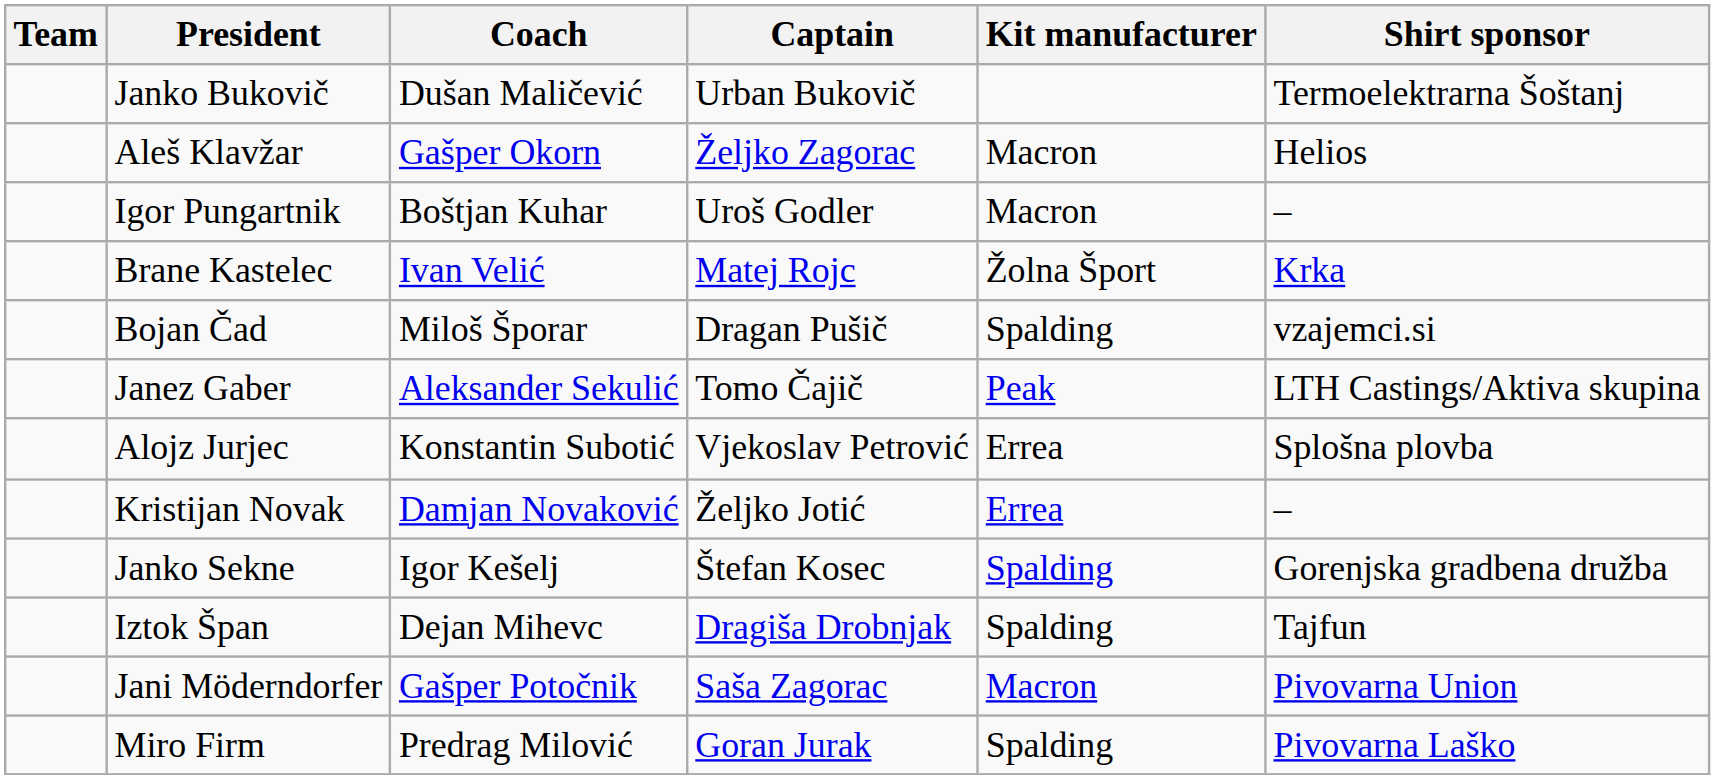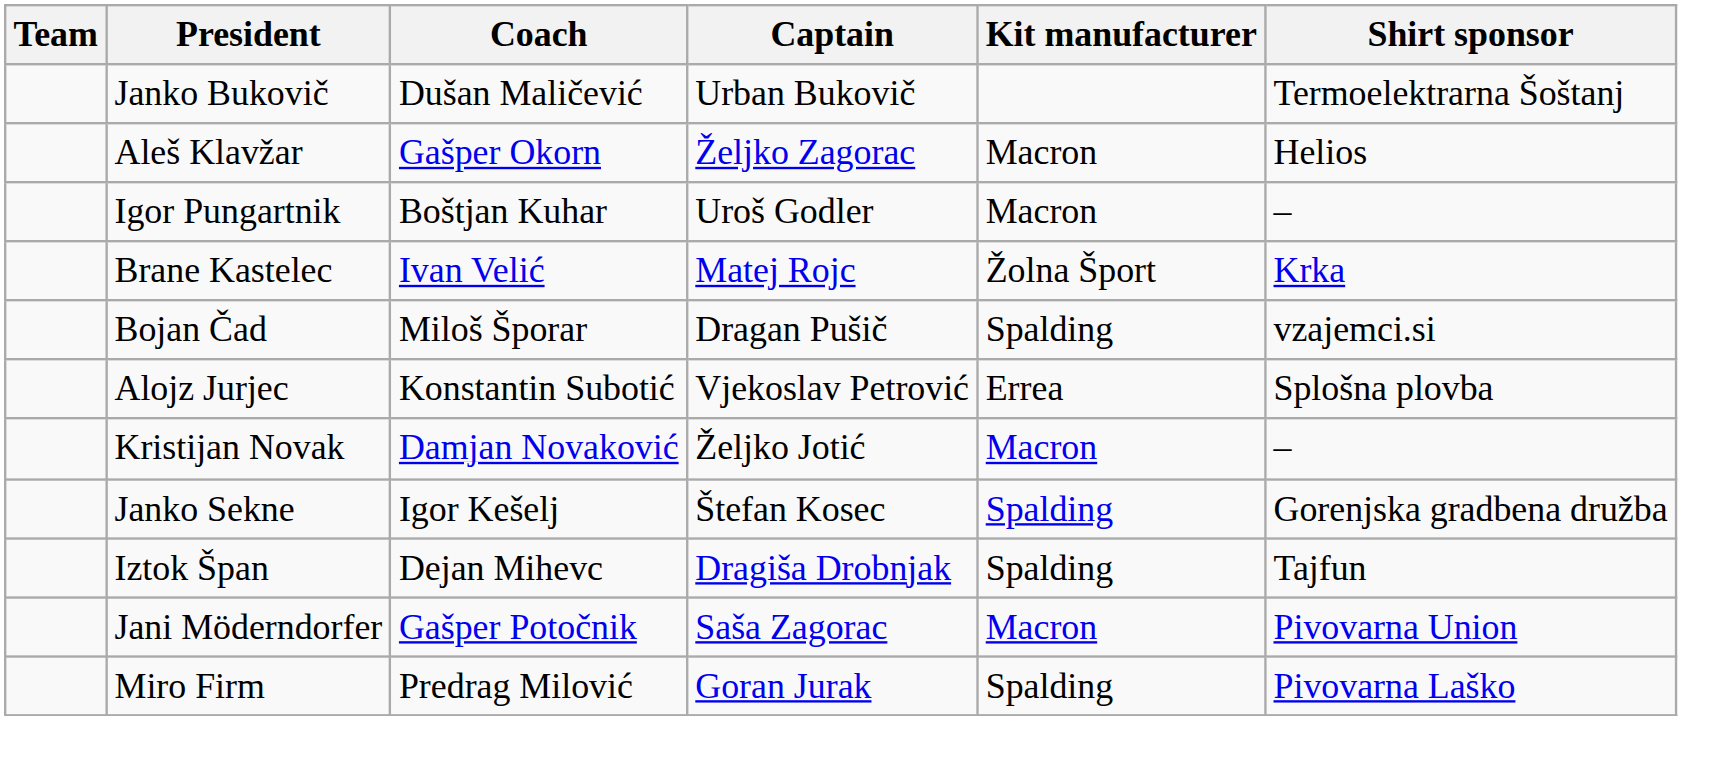- row: (203, 389)
(1025, 507) Errea -> (1041, 448) Macron
